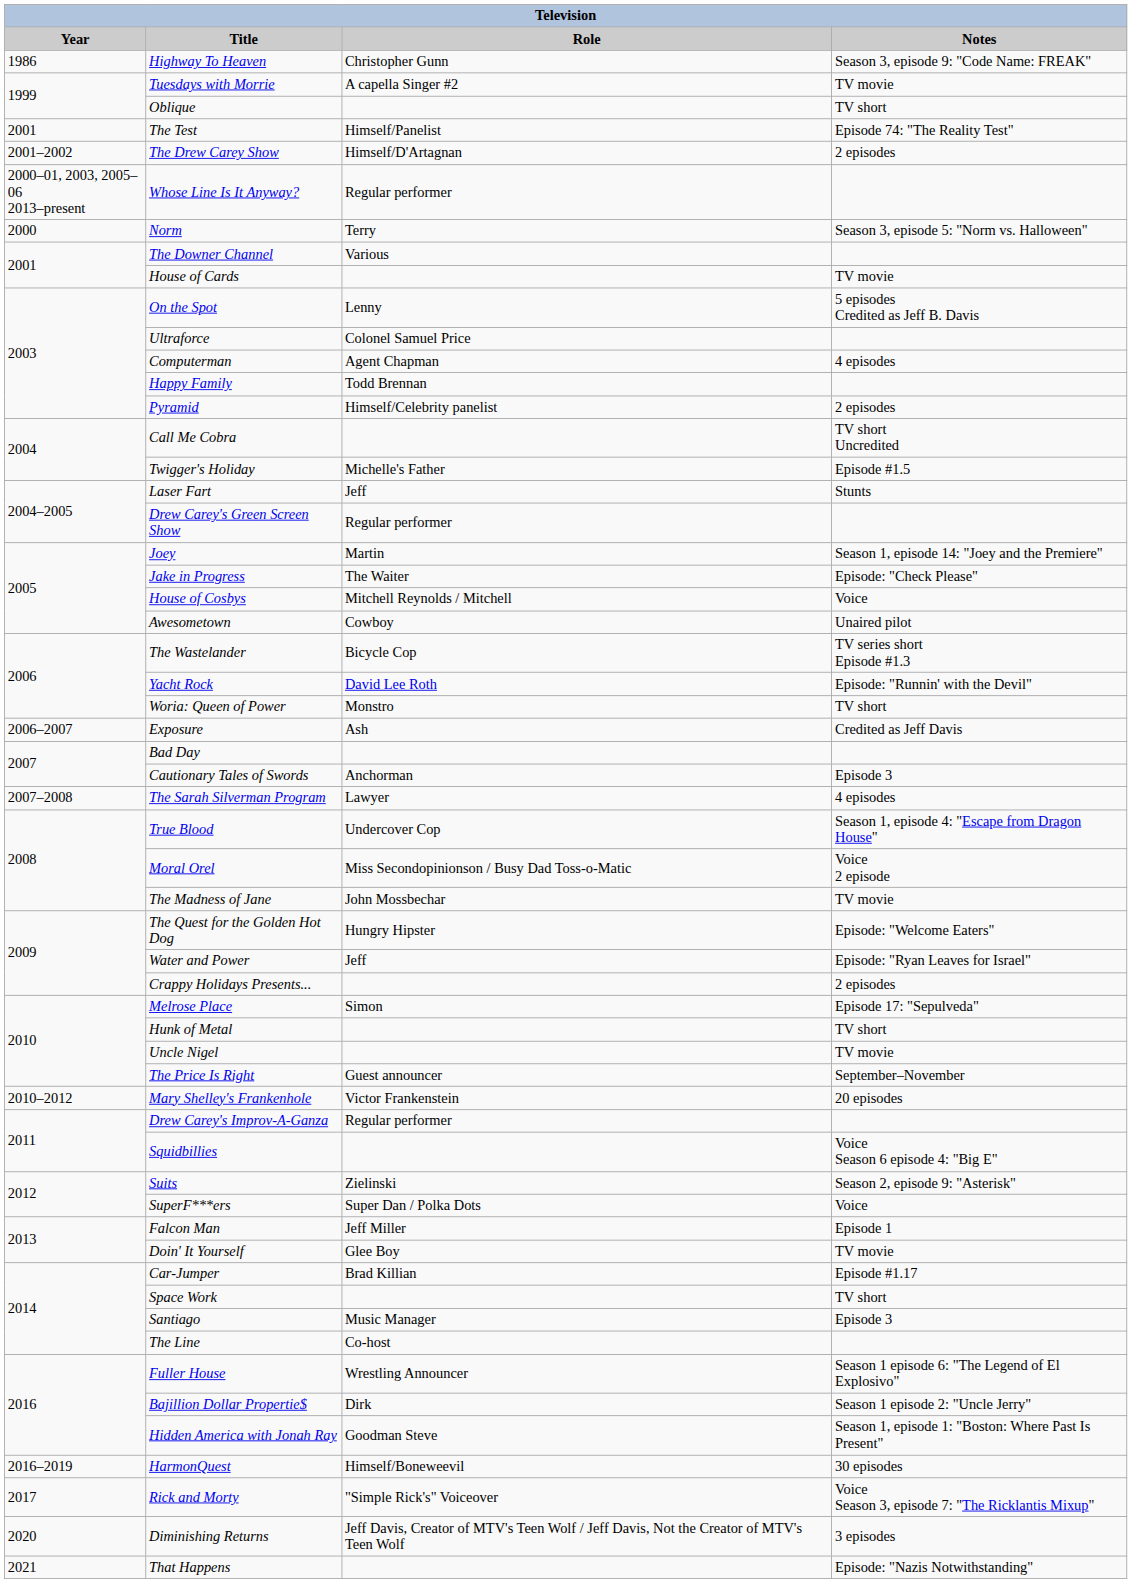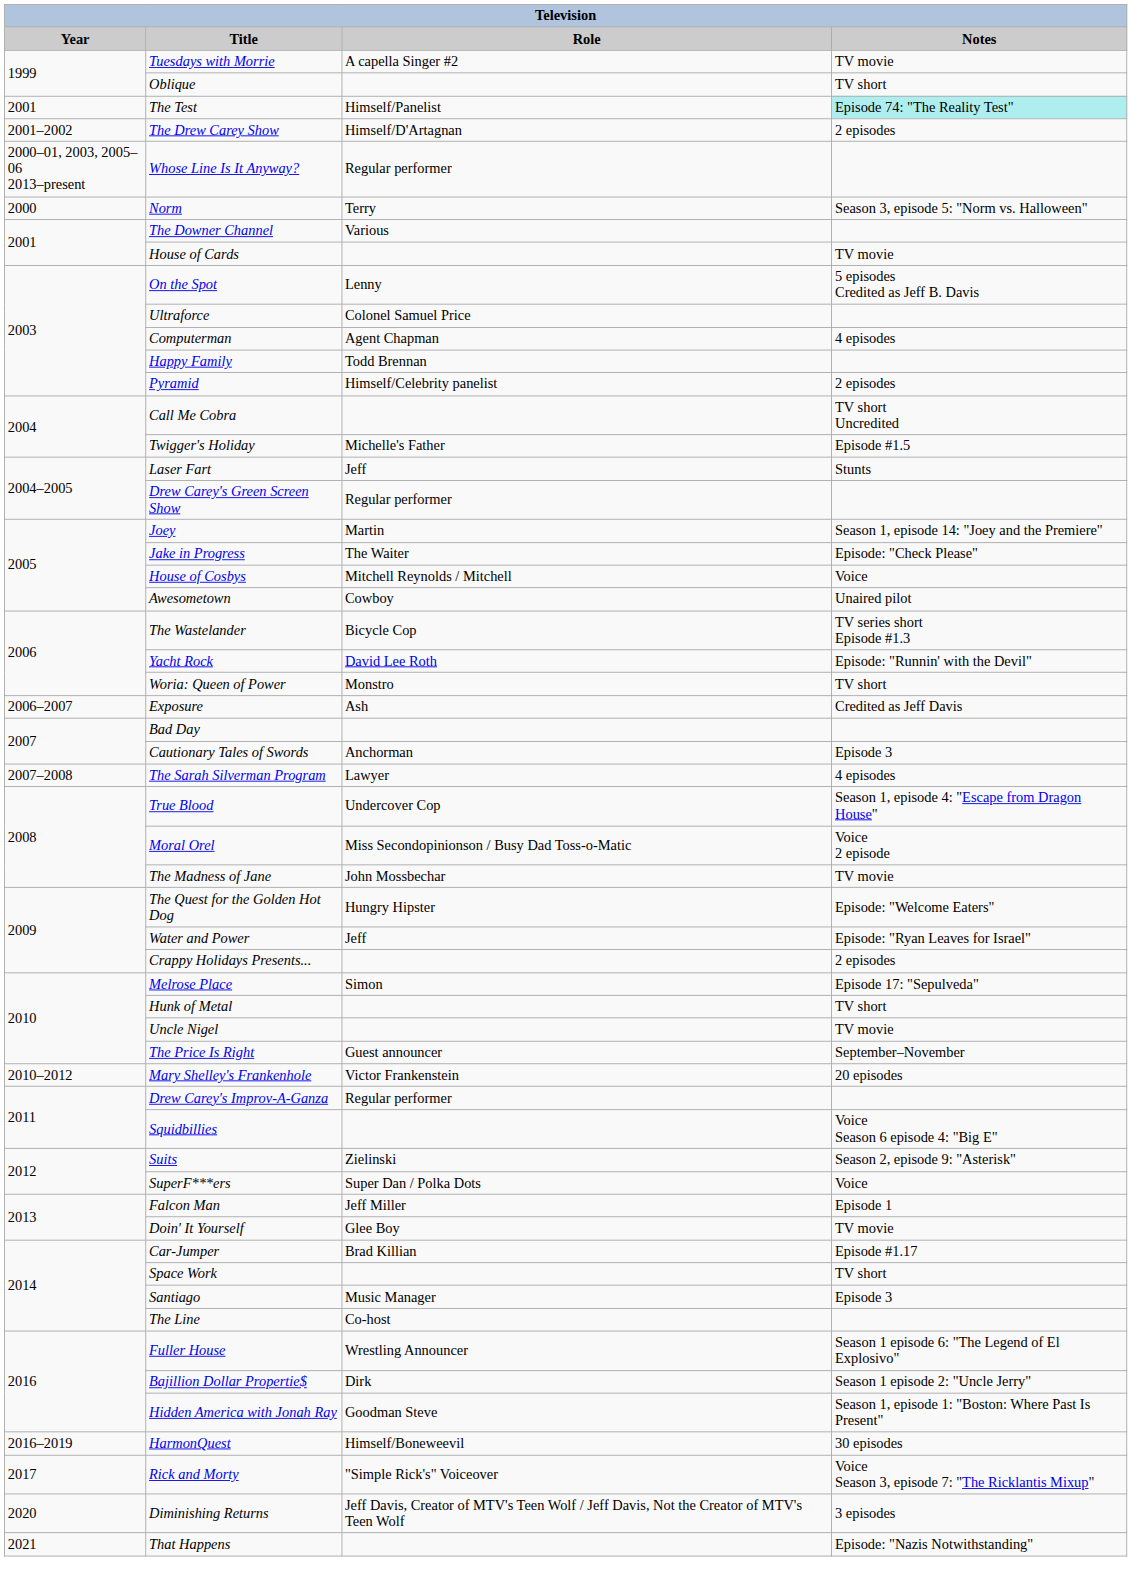- row: (208, 61)
(924, 130) no background -> (924, 107) paleturquoise background
